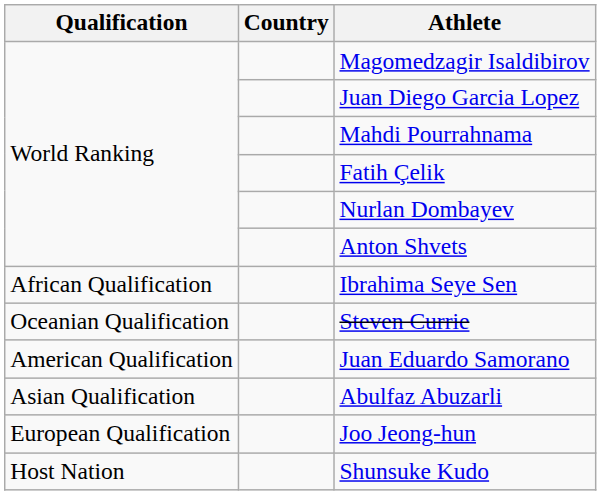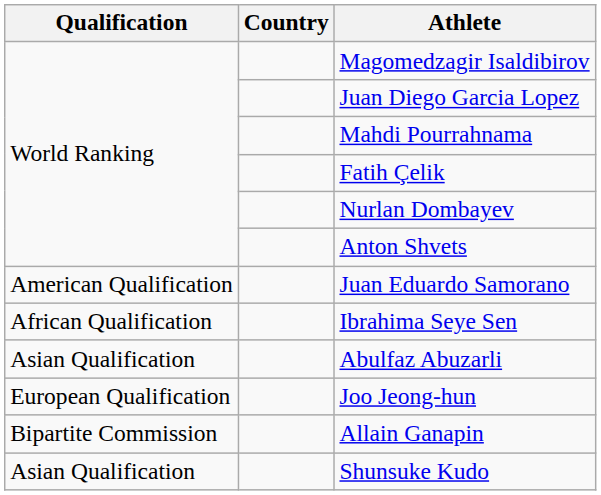rows swapped: (428, 284) <-> (454, 358)
- row: (404, 321)
+ row: (412, 433)
(67, 470) Host Nation -> (103, 470) Asian Qualification
